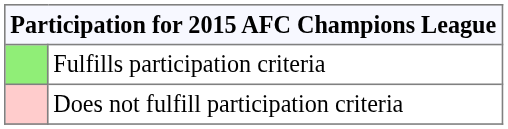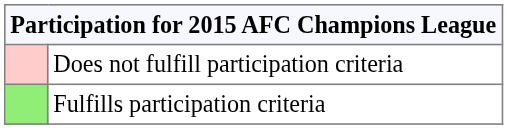rows swapped: (189, 64) <-> (228, 103)
